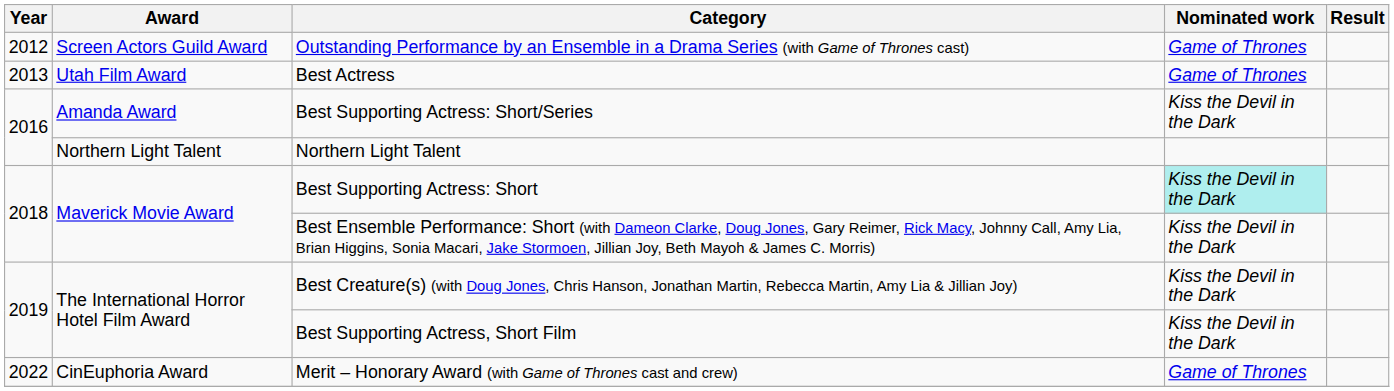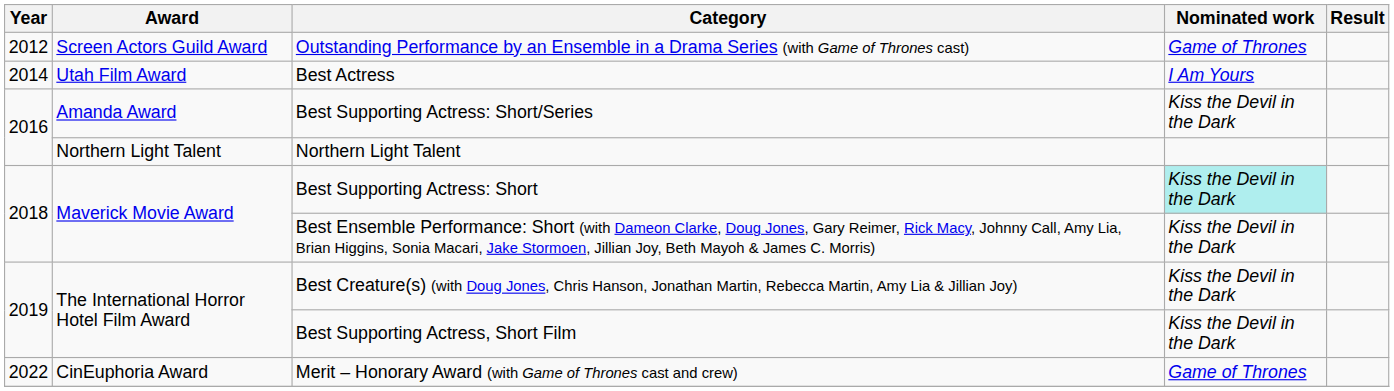(28, 74) 2013 -> (28, 74) 2014
(1237, 74) Game of Thrones -> (1211, 74) I Am Yours
